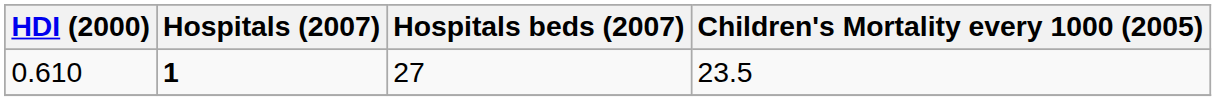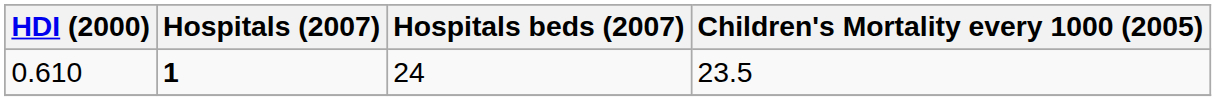(409, 71) 27 -> (409, 71) 24
